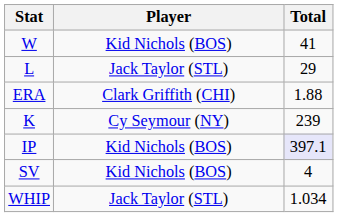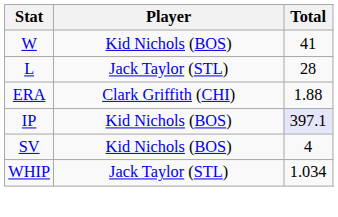(308, 69) 29 -> (308, 69) 28
- row: (29, 120)
